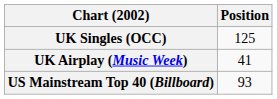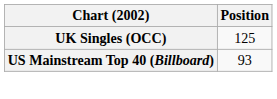- row: (111, 60)
